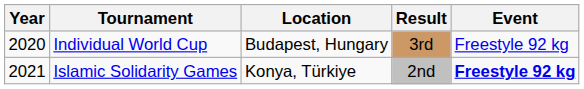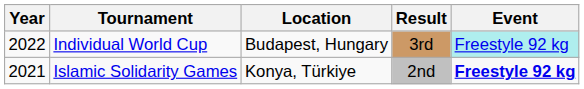(27, 44) 2020 -> (27, 44) 2022
(512, 44) no background -> (512, 44) paleturquoise background
